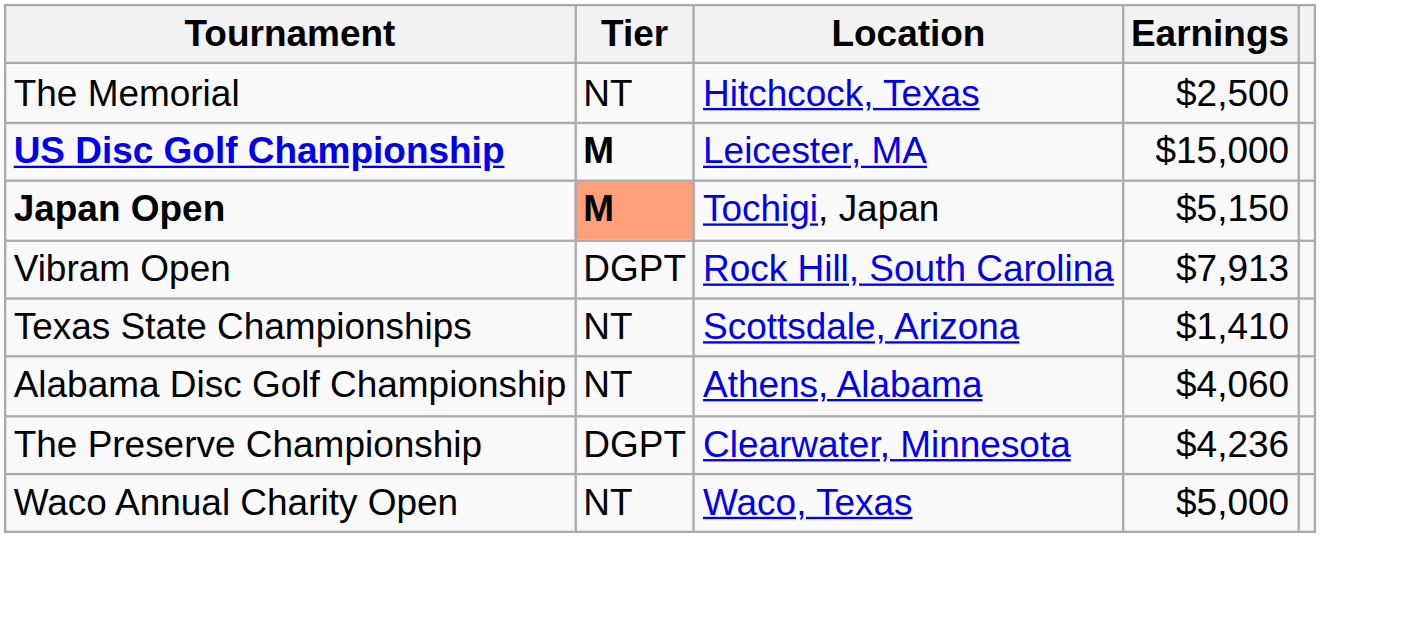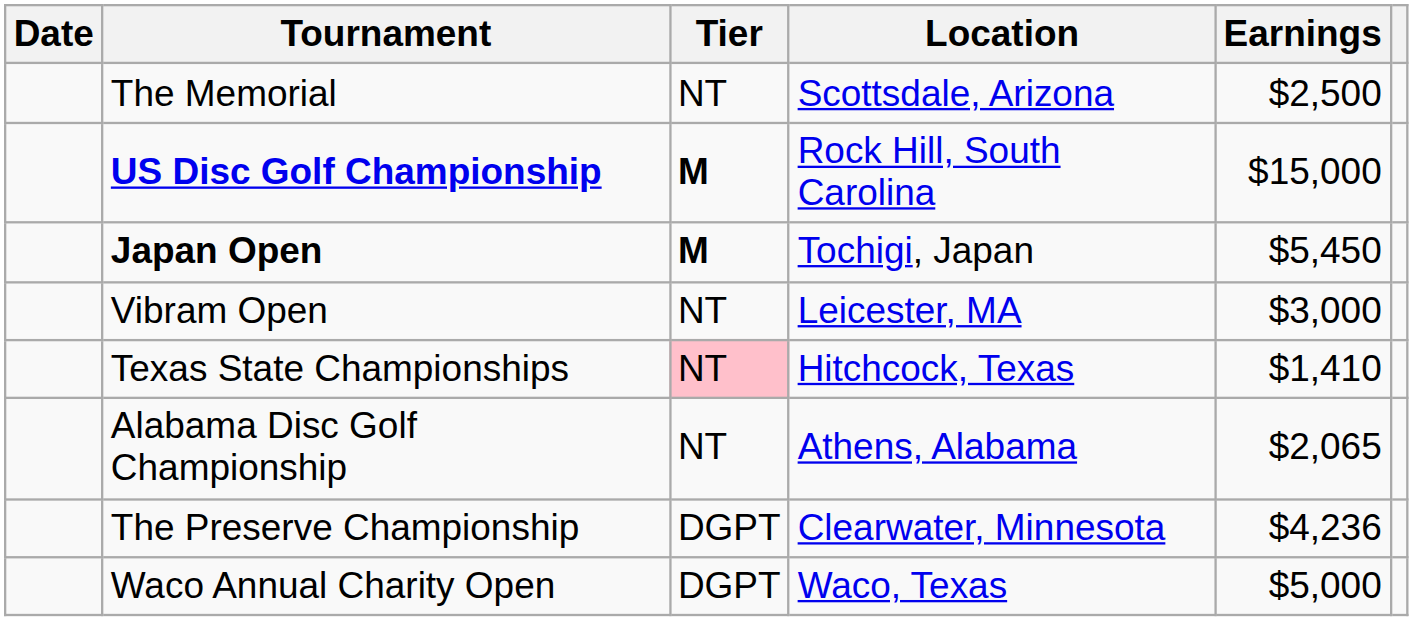+ column: (54, 33)
(841, 92) Hitchcock, Texas -> (956, 92) Scottsdale, Arizona
(815, 151) Leicester, MA -> (929, 171) Rock Hill, South Carolina
(599, 209) lightsalmon background -> (693, 251) no background
(1233, 209) $5,150 -> (1325, 251) $5,450
(635, 268) DGPT -> (703, 309) NT
(908, 268) Rock Hill, South Carolina -> (910, 309) Leicester, MA
(1233, 268) $7,913 -> (1325, 309) $3,000
(608, 326) no background -> (703, 368) pink background
(861, 326) Scottsdale, Arizona -> (936, 368) Hitchcock, Texas
(1233, 385) $4,060 -> (1325, 447) $2,065
(608, 502) NT -> (729, 585) DGPT
